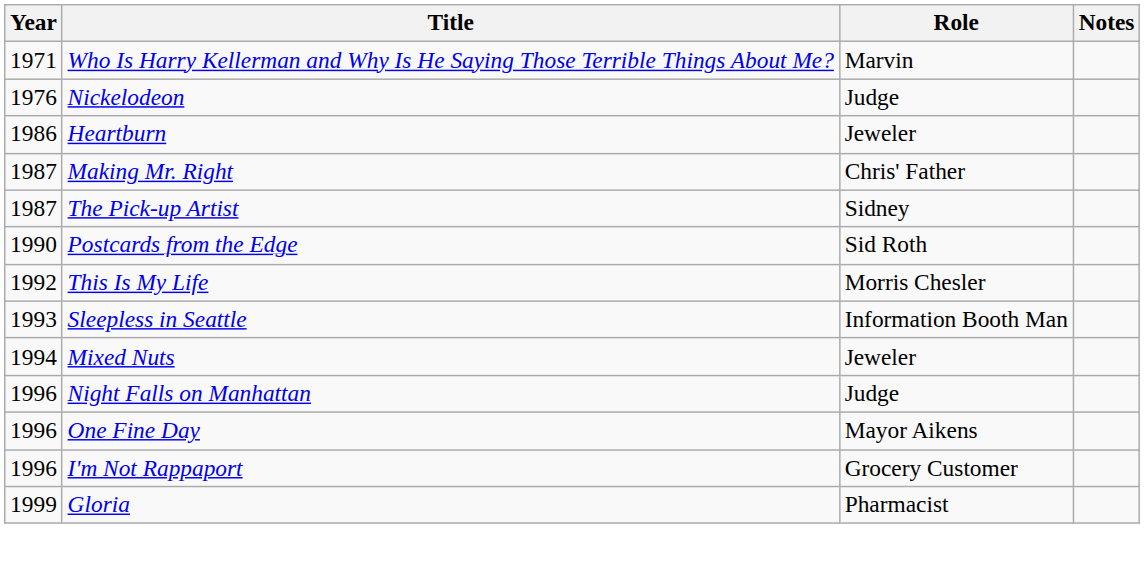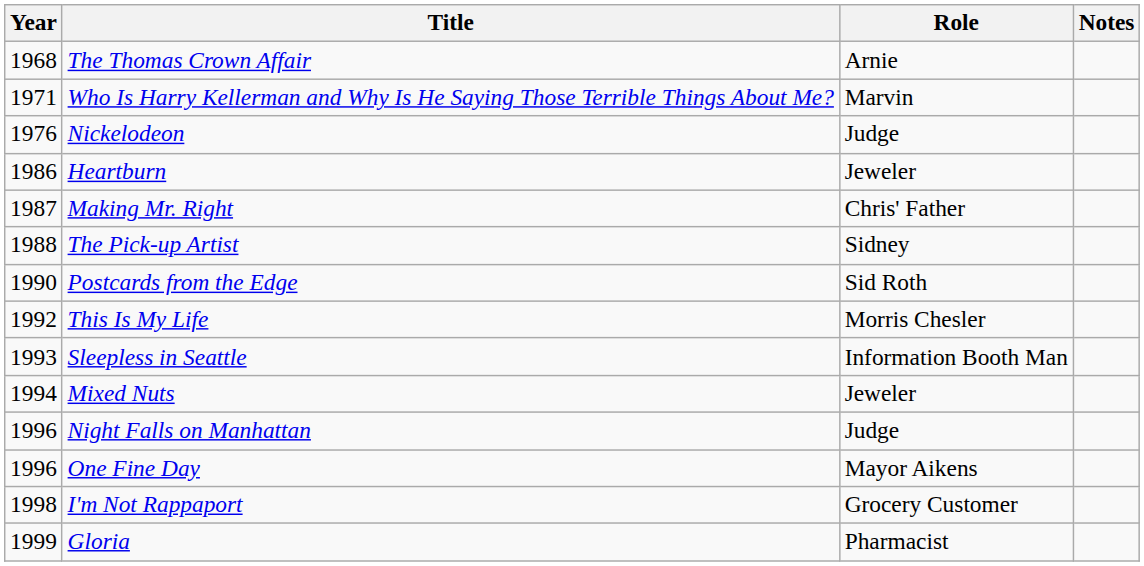+ row: (189, 60)
(33, 208) 1987 -> (33, 245) 1988
(33, 467) 1996 -> (33, 504) 1998
